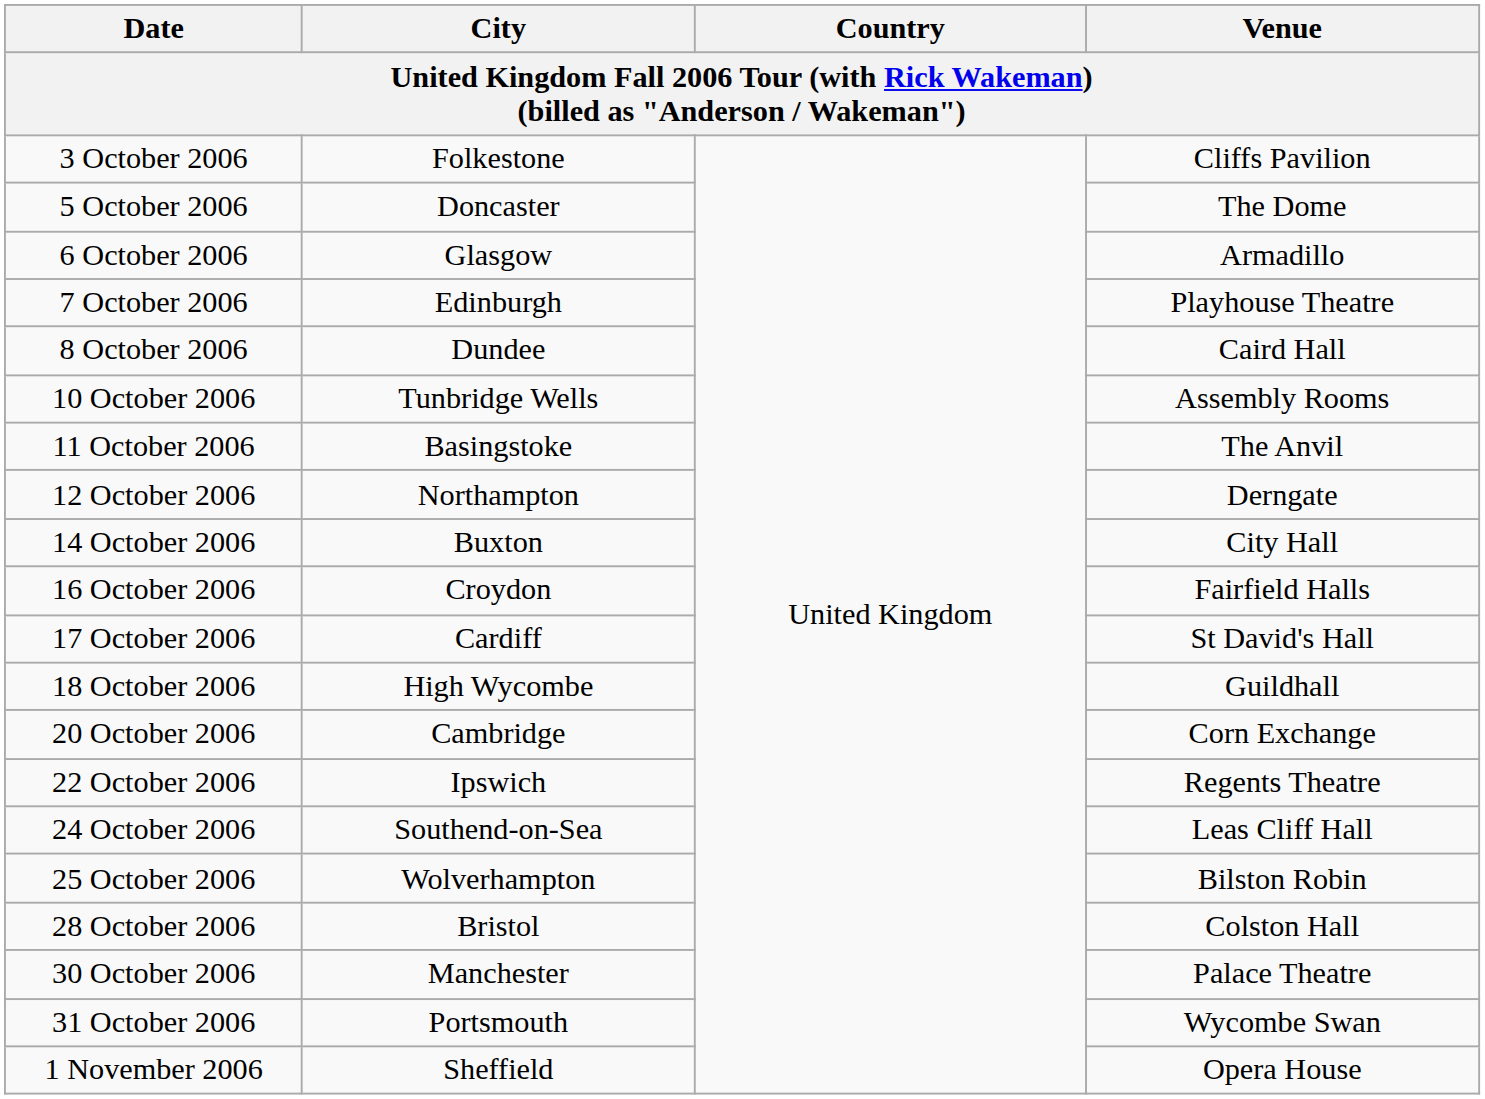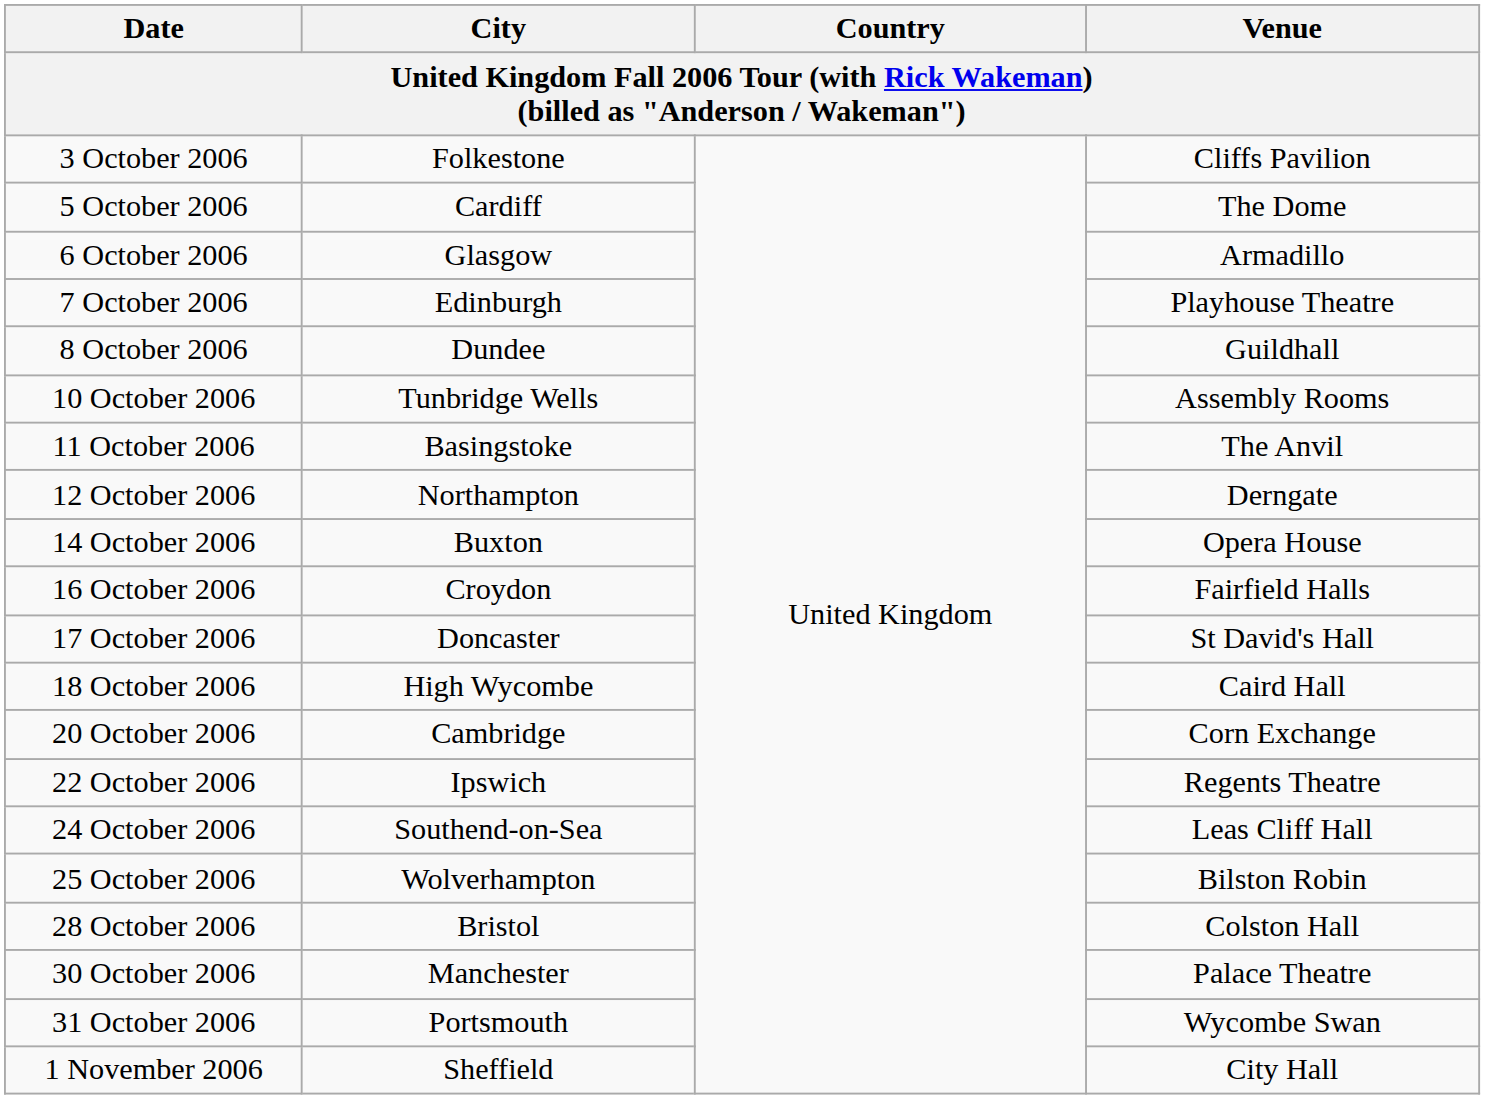(498, 206) Doncaster -> (498, 206) Cardiff
(1282, 350) Caird Hall -> (1282, 350) Guildhall
(1282, 542) City Hall -> (1282, 542) Opera House
(498, 638) Cardiff -> (498, 638) Doncaster
(1282, 685) Guildhall -> (1282, 685) Caird Hall
(1282, 1069) Opera House -> (1282, 1069) City Hall
